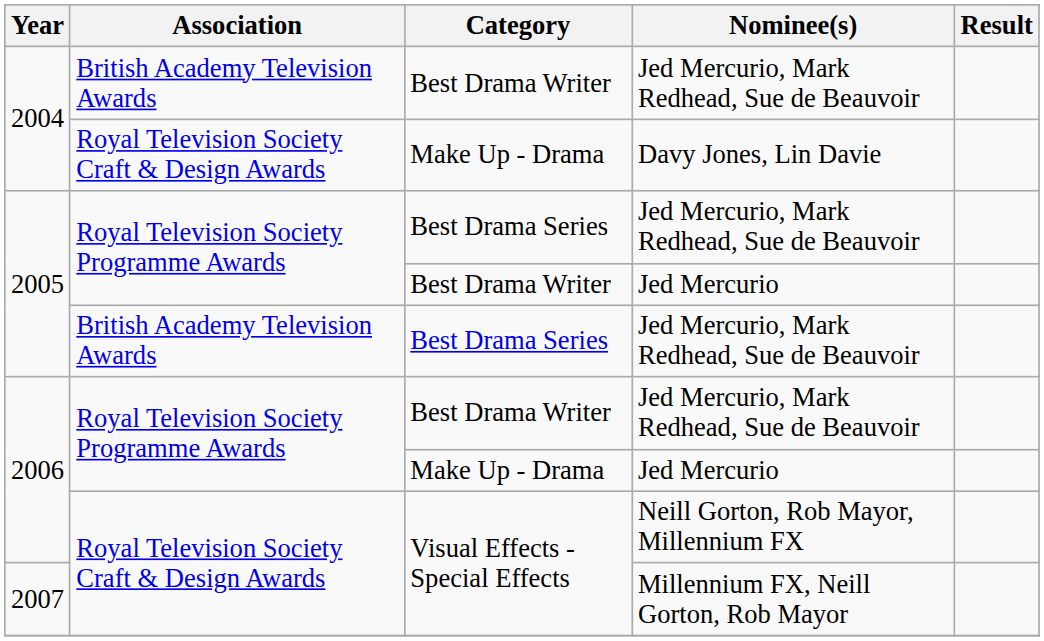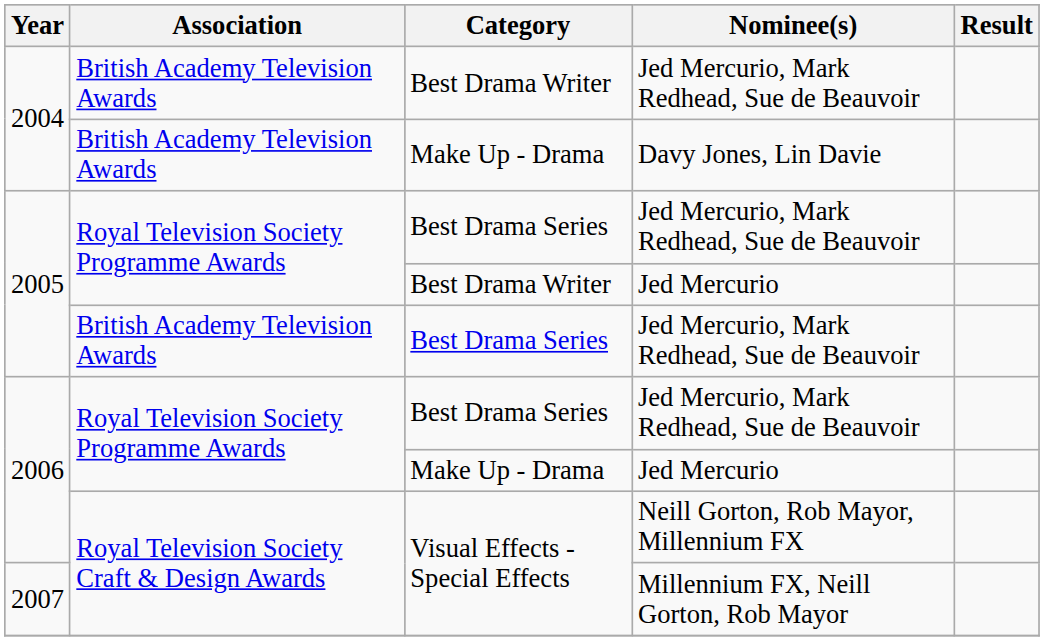(209, 154) Royal Television Society Craft & Design Awards -> (224, 154) British Academy Television Awards
(511, 412) Best Drama Writer -> (509, 412) Best Drama Series
